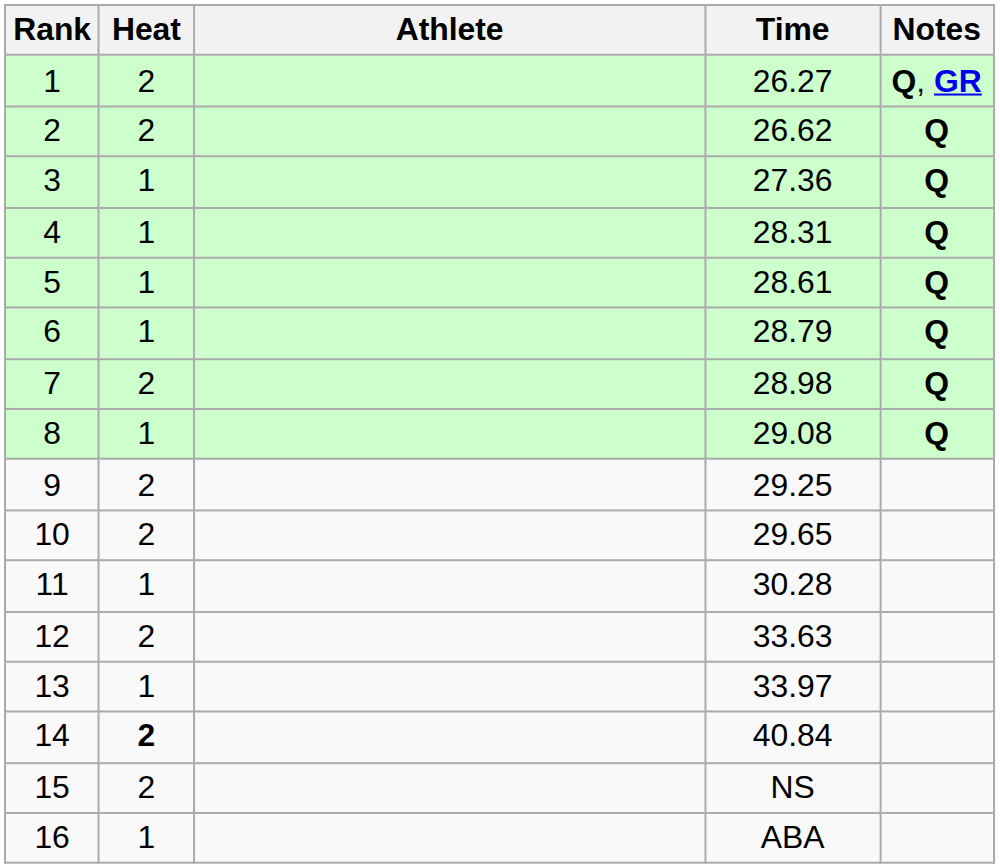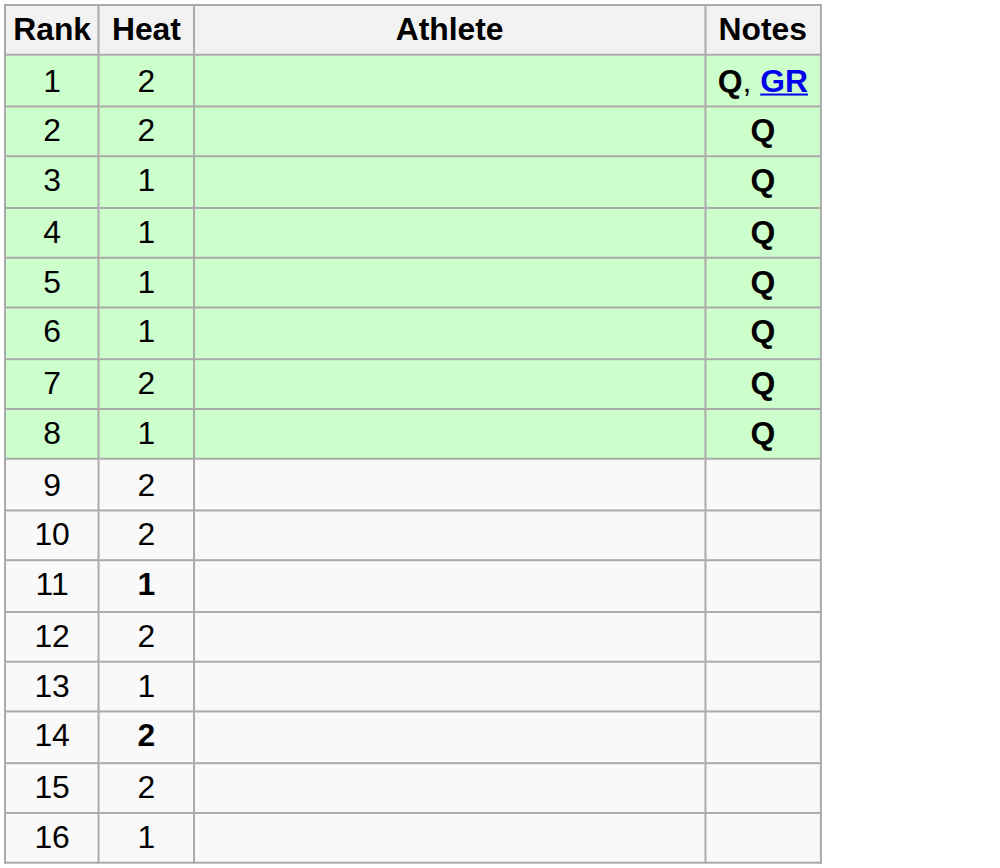- column: (793, 29)
(146, 585) normal -> (146, 585) bold
